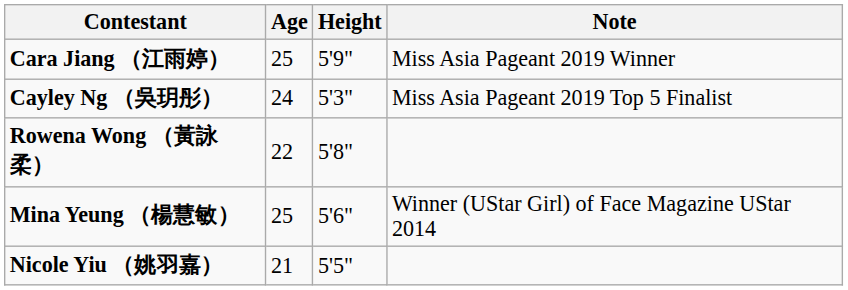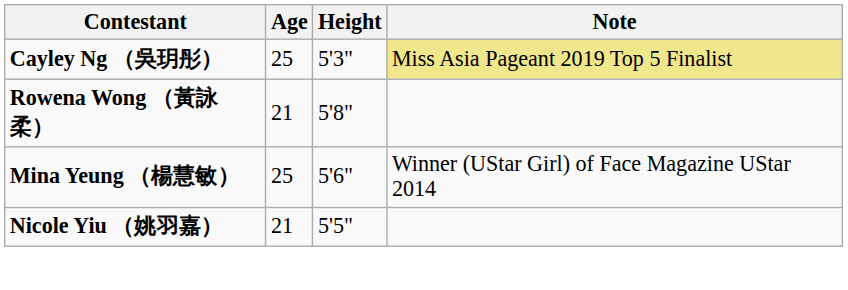- row: (120, 58)
(282, 98) 24 -> (282, 59) 25
(562, 98) no background -> (562, 59) khaki background
(282, 151) 22 -> (282, 112) 21
